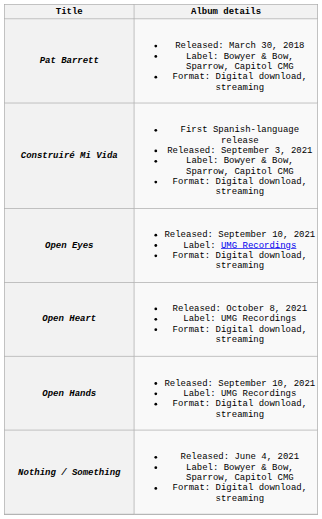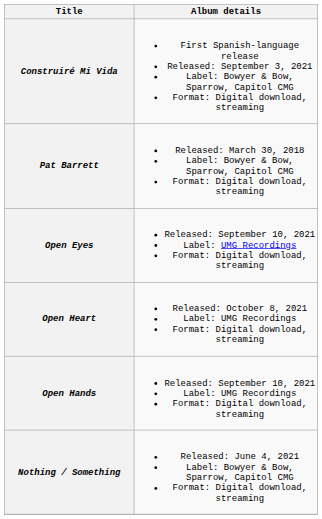rows swapped: (69, 61) <-> (69, 156)
